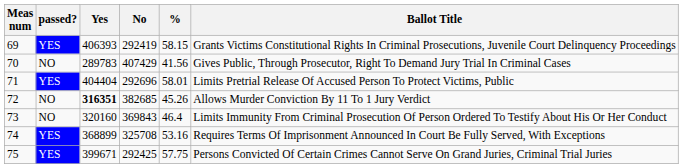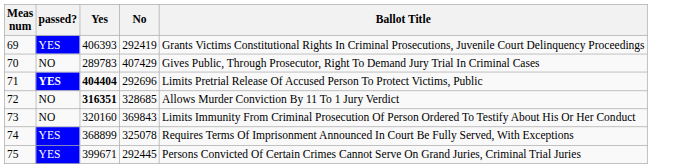- column: (175, 20)
(49, 81) normal -> (50, 81) bold
(100, 81) normal -> (100, 81) bold
(139, 99) 382685 -> (139, 99) 328685
(139, 136) 325708 -> (139, 136) 325078
(139, 154) 292425 -> (139, 154) 292445
